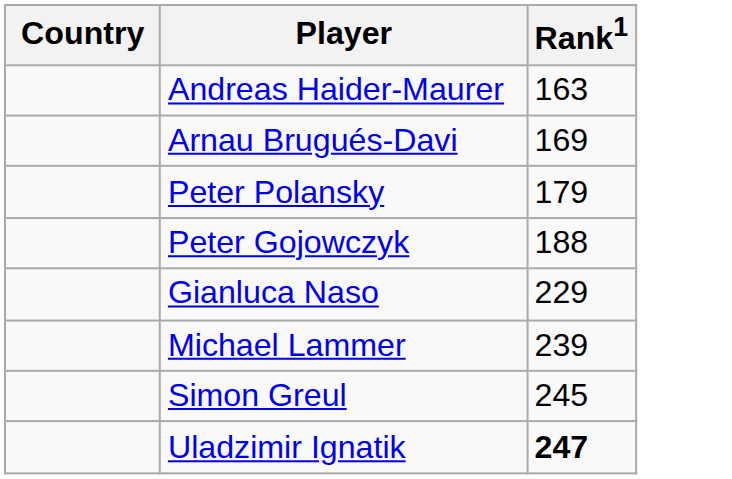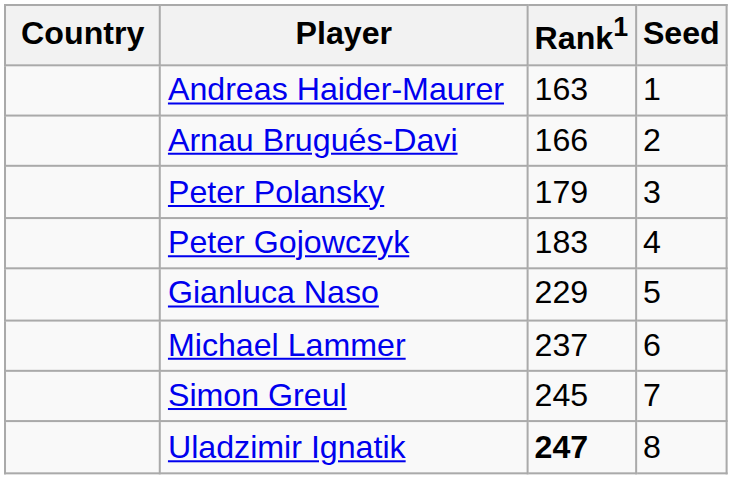+ column: (681, 34)
(561, 140) 169 -> (561, 140) 166
(561, 242) 188 -> (561, 242) 183
(561, 344) 239 -> (561, 344) 237
